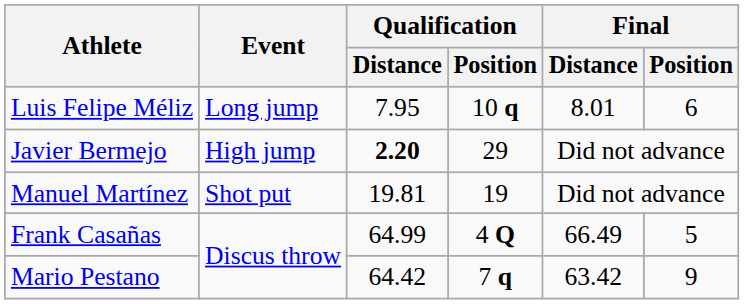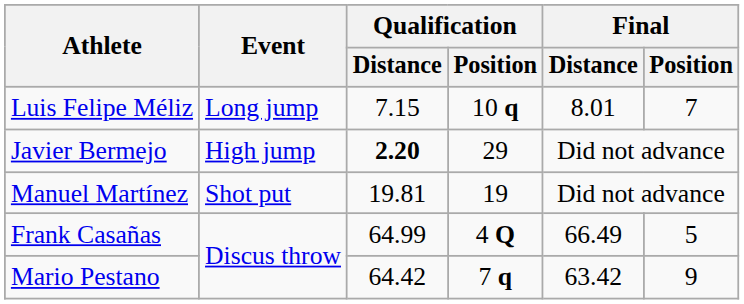(397, 108) 7.95 -> (397, 108) 7.15
(691, 108) 6 -> (691, 108) 7
